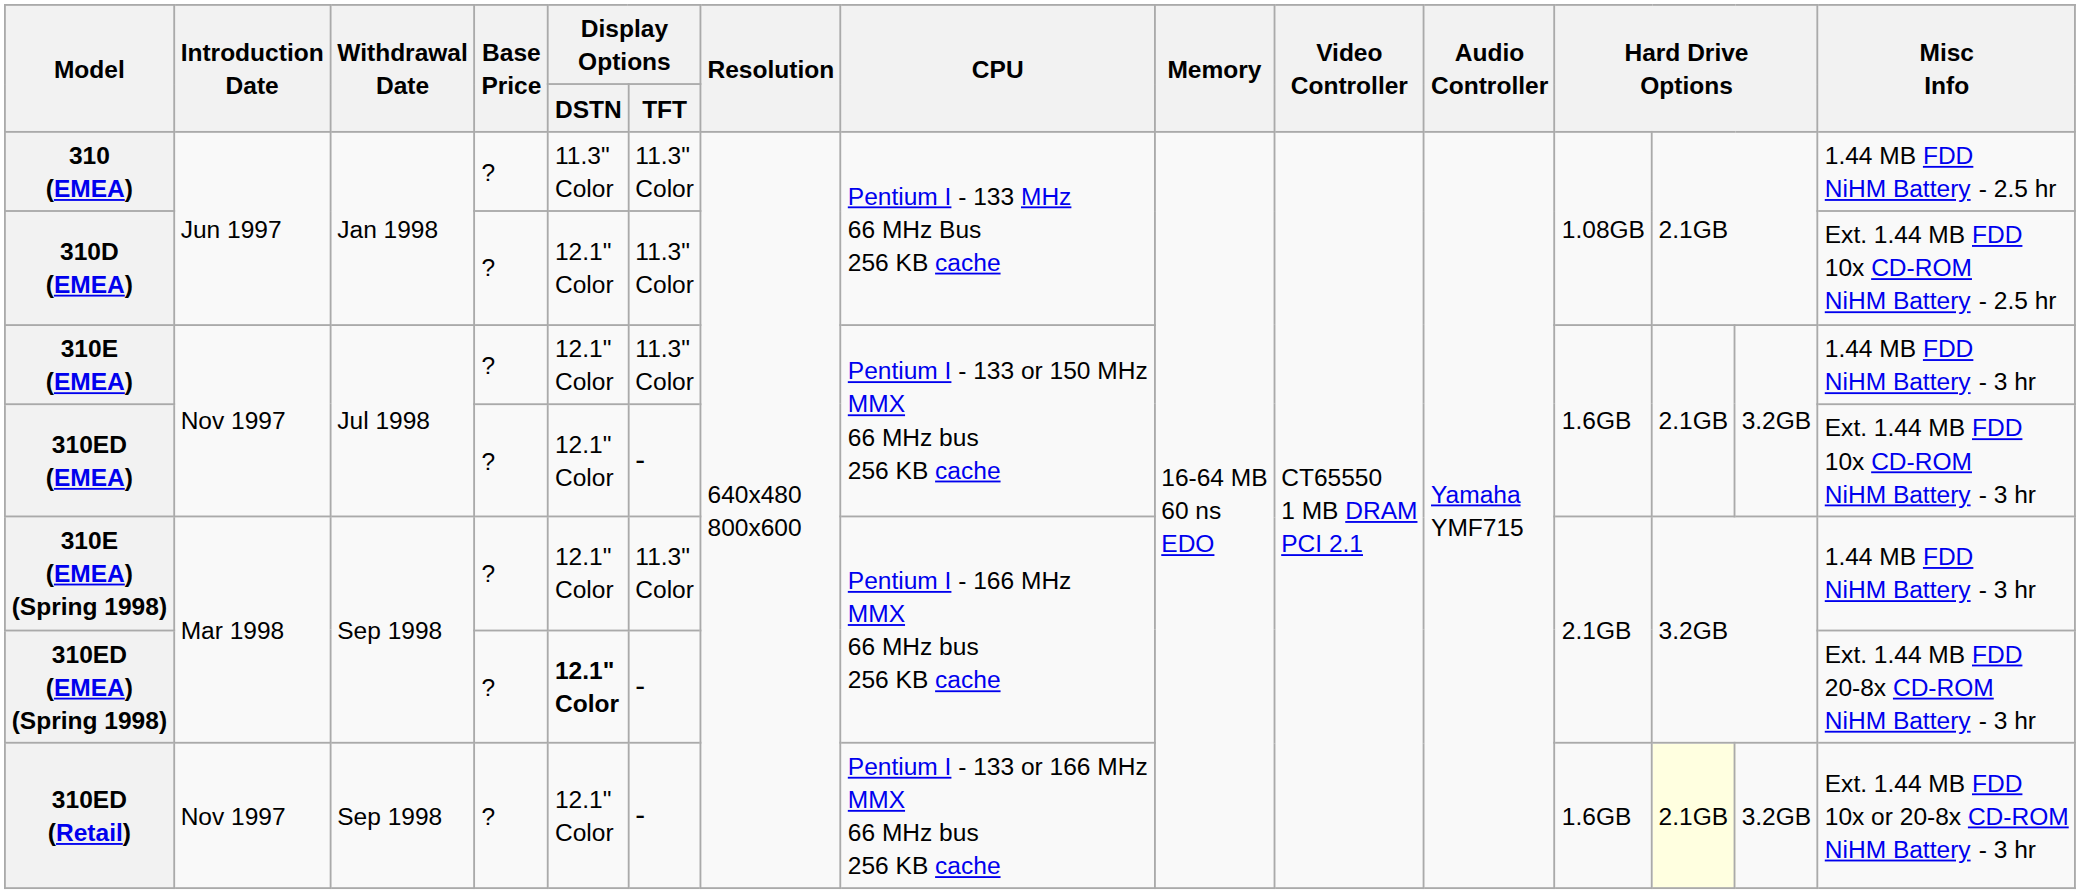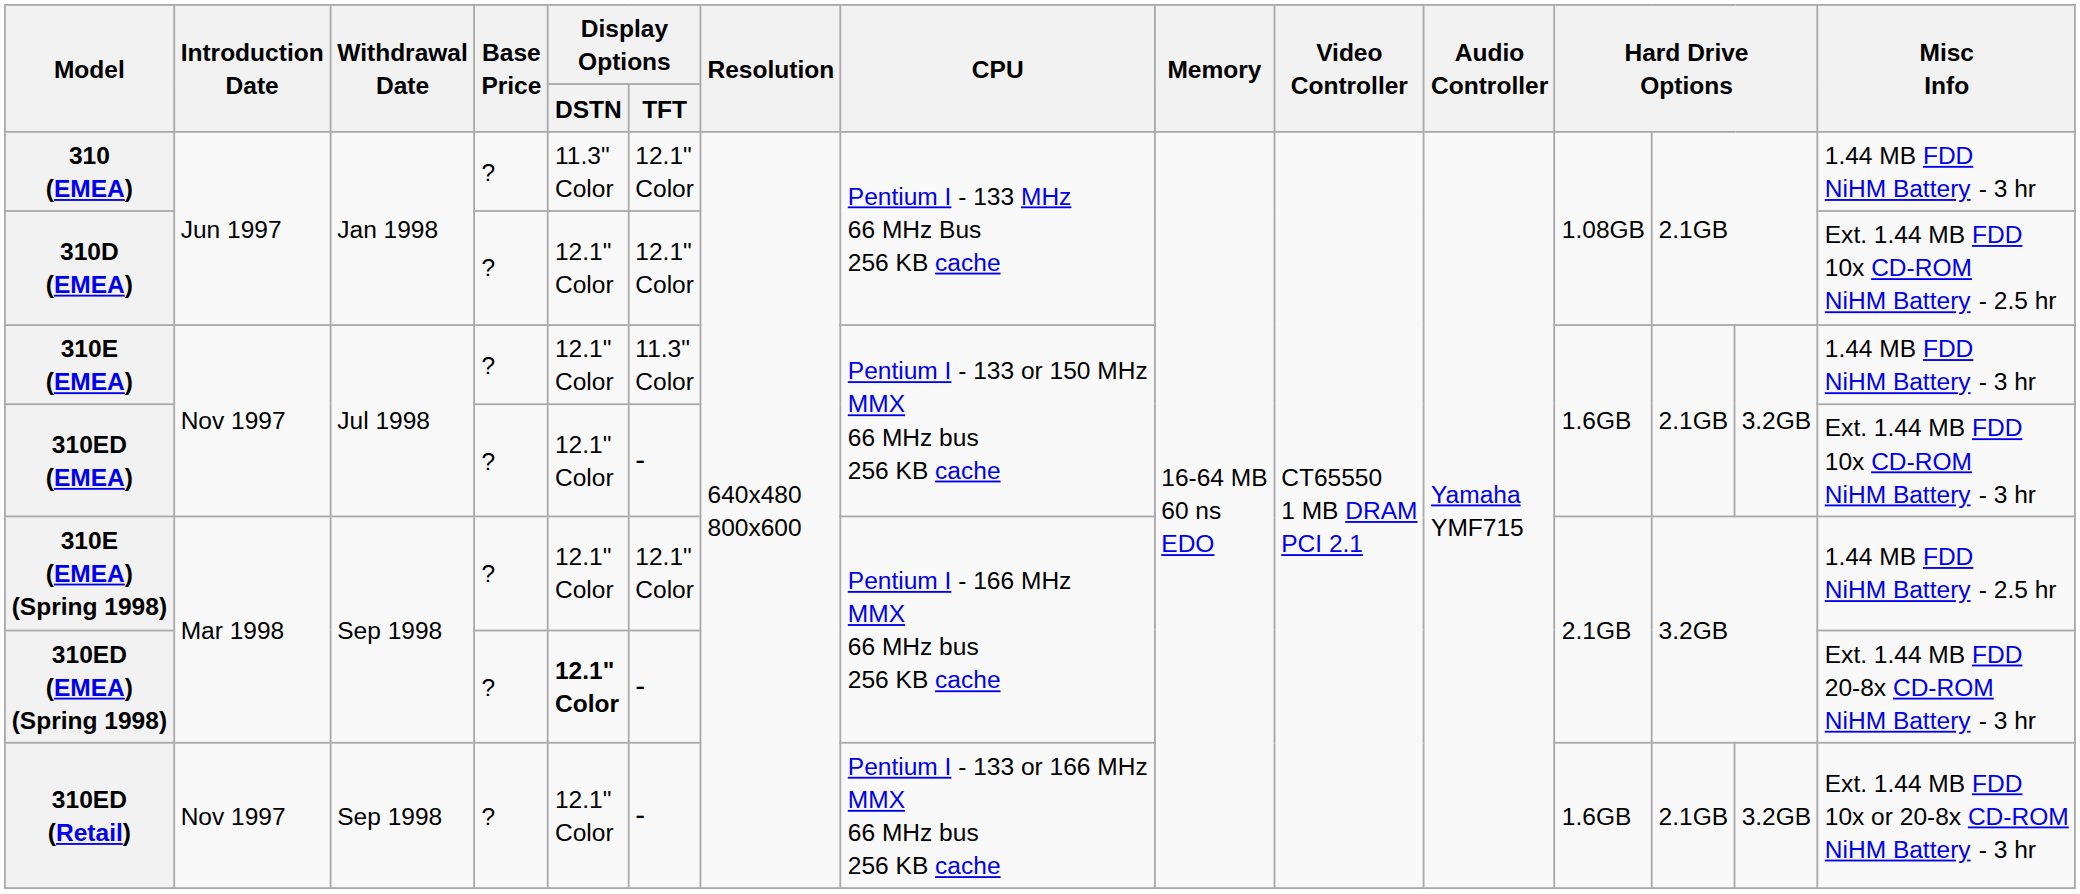(665, 172) 11.3" Color -> (665, 172) 12.1" Color
(1941, 172) 1.44 MB FDD NiHM Battery - 2.5 hr -> (1930, 172) 1.44 MB FDD NiHM Battery - 3 hr
(665, 269) 11.3" Color -> (665, 269) 12.1" Color
(665, 574) 11.3" Color -> (665, 574) 12.1" Color
(1930, 574) 1.44 MB FDD NiHM Battery - 3 hr -> (1941, 574) 1.44 MB FDD NiHM Battery - 2.5 hr
(1693, 817) lightyellow background -> (1693, 817) no background
